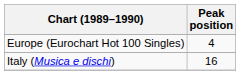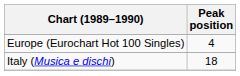(211, 61) 16 -> (211, 61) 18
